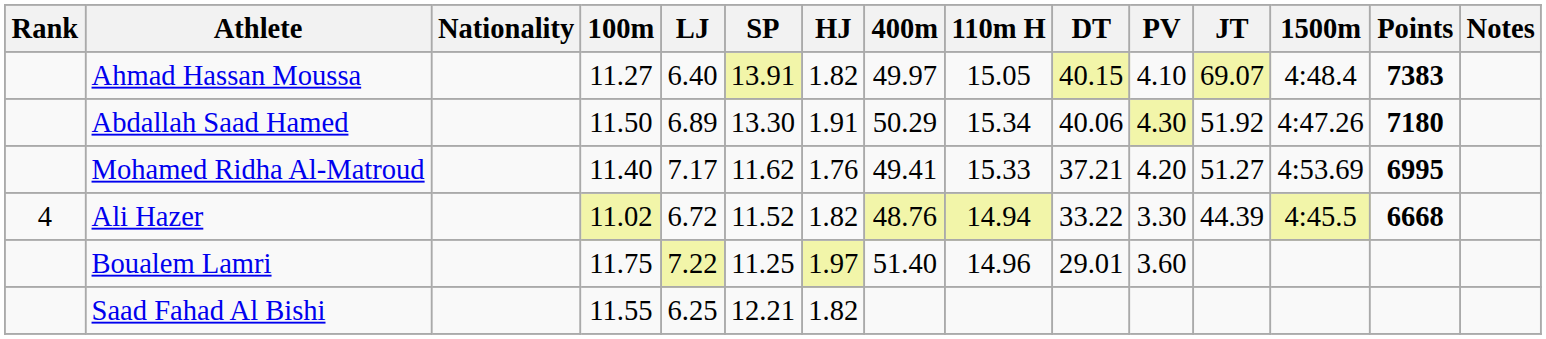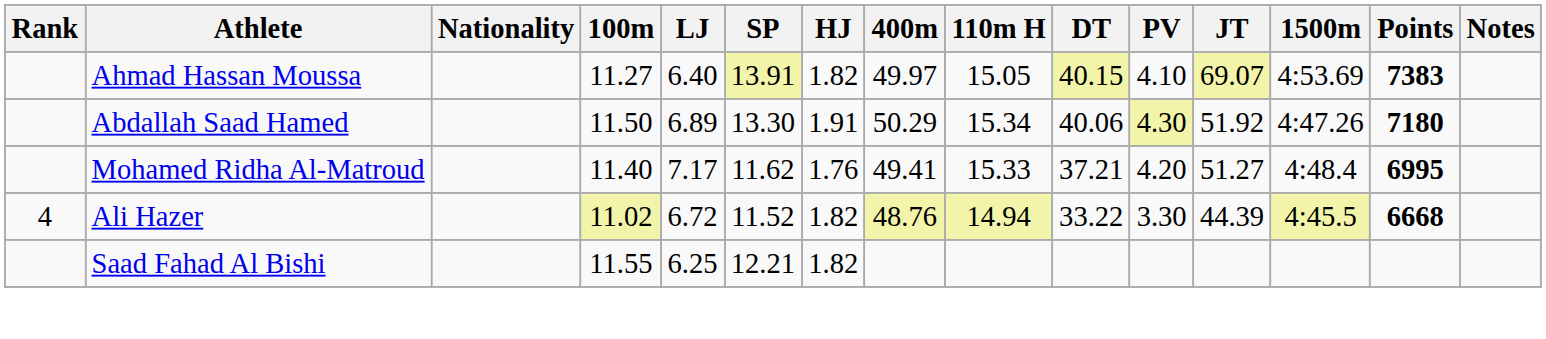(1321, 75) 4:48.4 -> (1321, 75) 4:53.69
(1321, 169) 4:53.69 -> (1321, 169) 4:48.4
- row: (182, 263)
